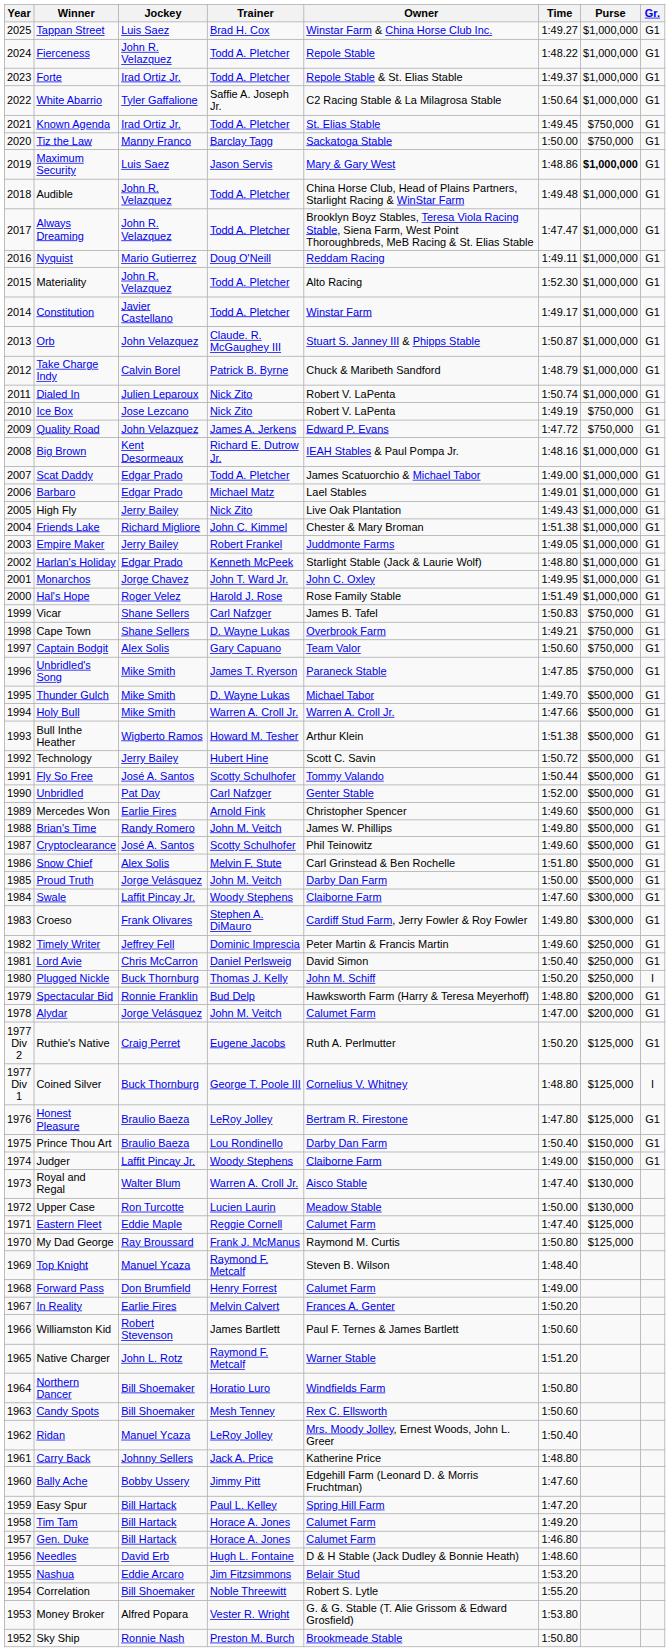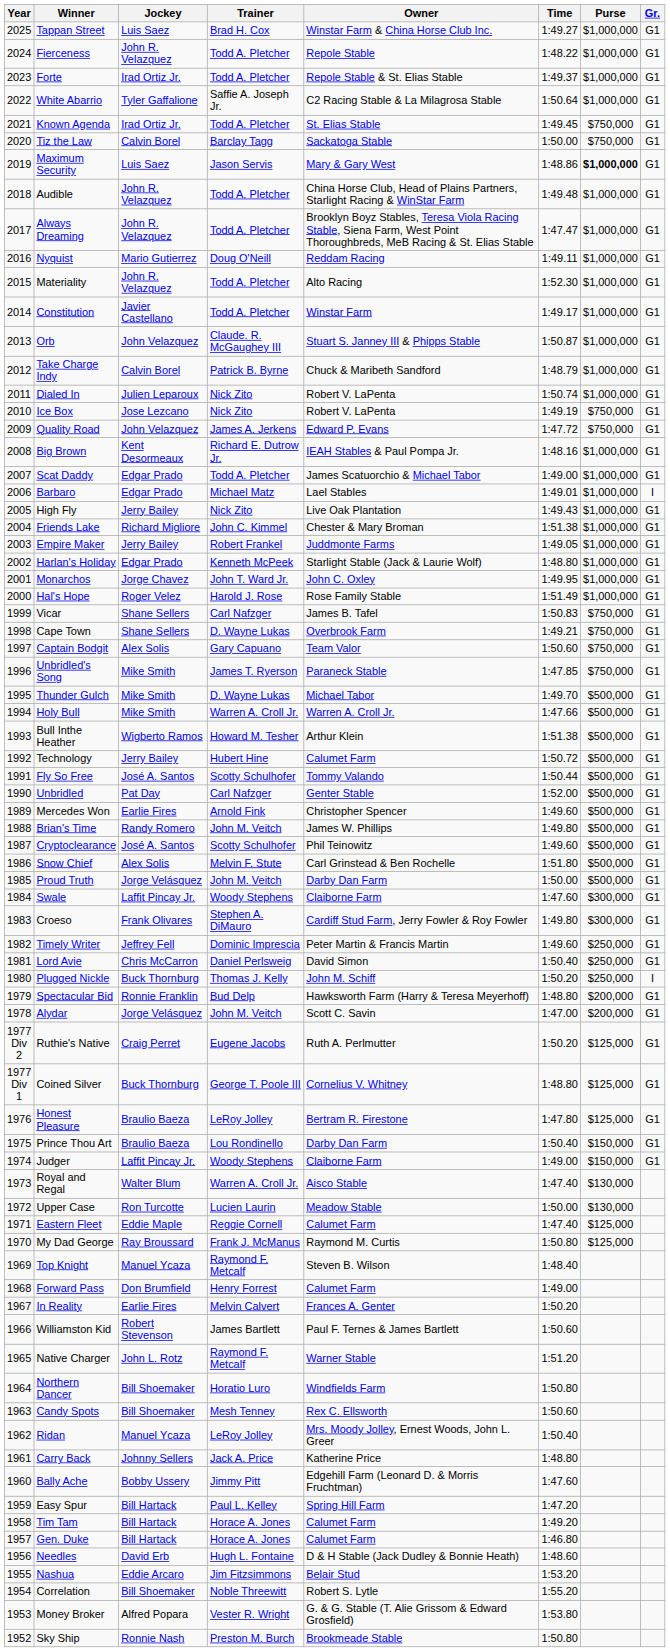(156, 141) Manny Franco -> (151, 141) Calvin Borel
(652, 493) G1 -> (652, 493) I
(341, 759) Scott C. Savin -> (341, 759) Calumet Farm
(341, 1014) Calumet Farm -> (341, 1014) Scott C. Savin
(652, 1085) I -> (652, 1085) G1
